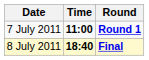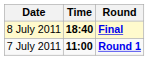rows swapped: (34, 30) <-> (34, 47)
